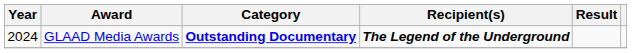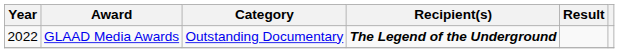(23, 36) 2024 -> (23, 36) 2022
(271, 36) bold -> (264, 36) normal
